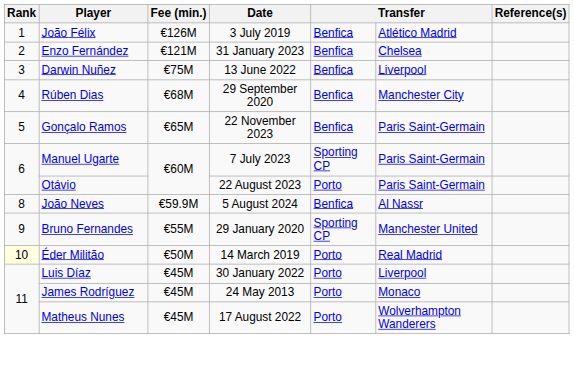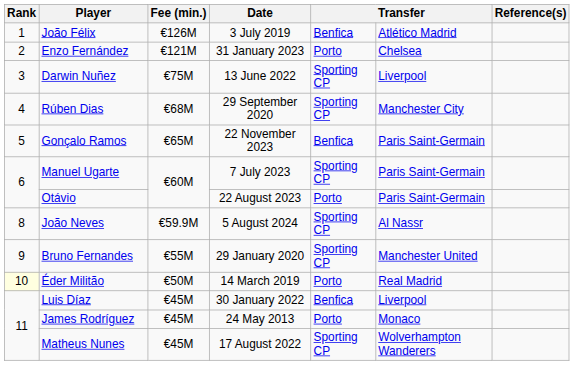(333, 51) Benfica -> (328, 51) Porto
(333, 70) Benfica -> (336, 76) Sporting CP
(333, 95) Benfica -> (336, 108) Sporting CP
(333, 204) Benfica -> (336, 224) Sporting CP
(328, 273) Porto -> (333, 300) Benfica
(328, 317) Porto -> (336, 344) Sporting CP
